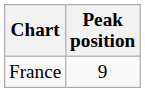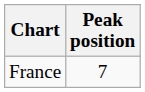(103, 71) 9 -> (103, 71) 7
